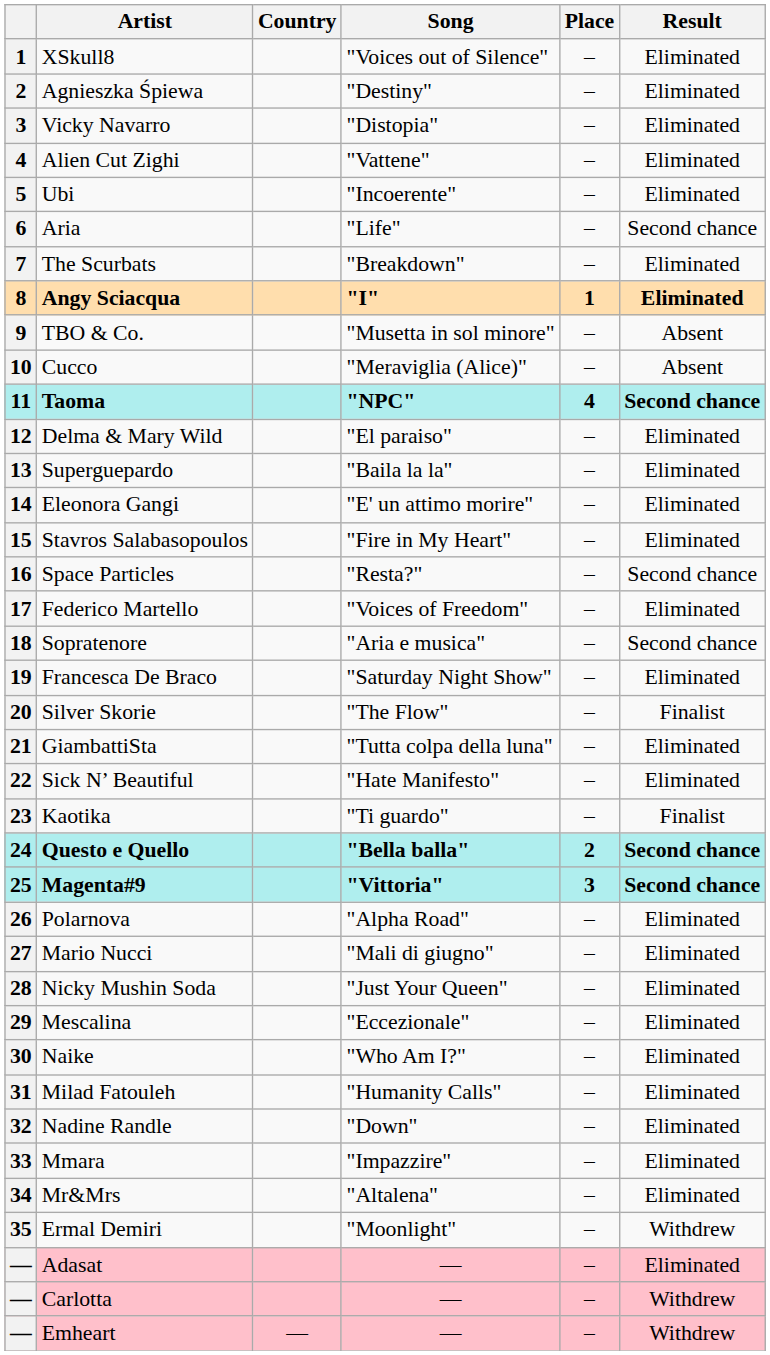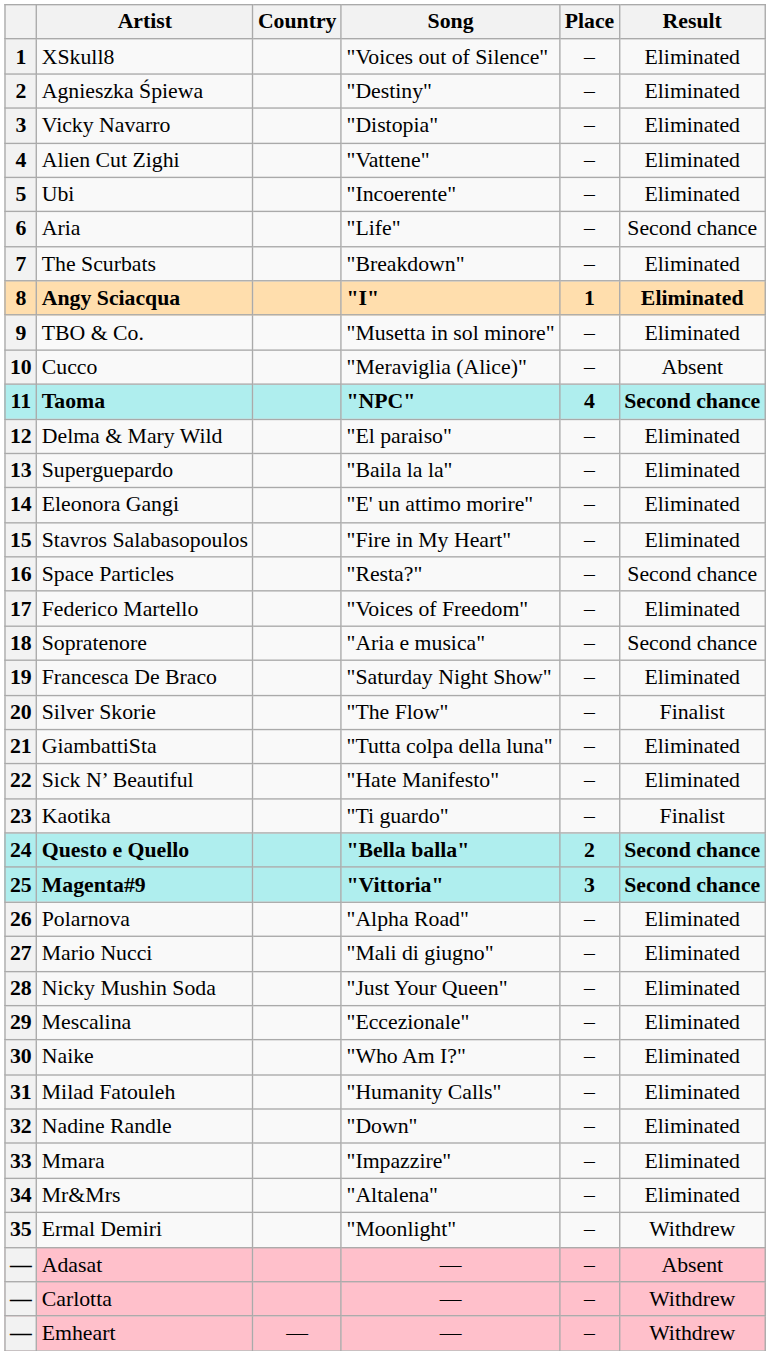(692, 332) Absent -> (692, 332) Eliminated
(692, 1264) Eliminated -> (692, 1264) Absent
